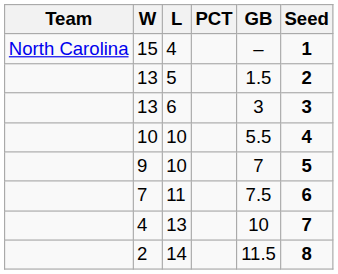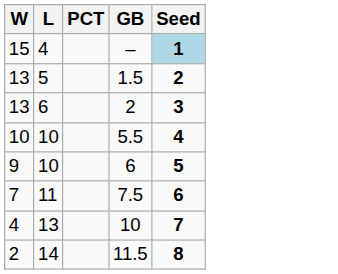- column: (69, 19)
(307, 48) no background -> (178, 48) lightblue background
(259, 107) 3 -> (130, 107) 2
(259, 166) 7 -> (130, 166) 6
